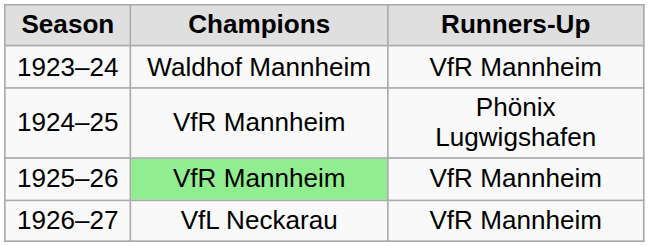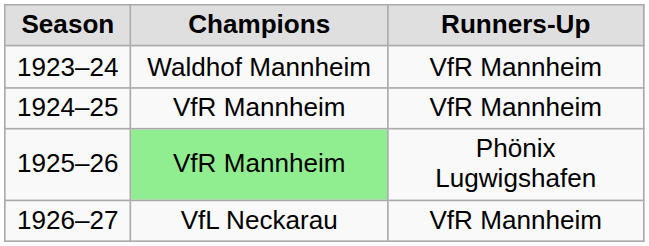(516, 122) Phönix Lugwigshafen -> (516, 107) VfR Mannheim
(516, 178) VfR Mannheim -> (516, 163) Phönix Lugwigshafen
